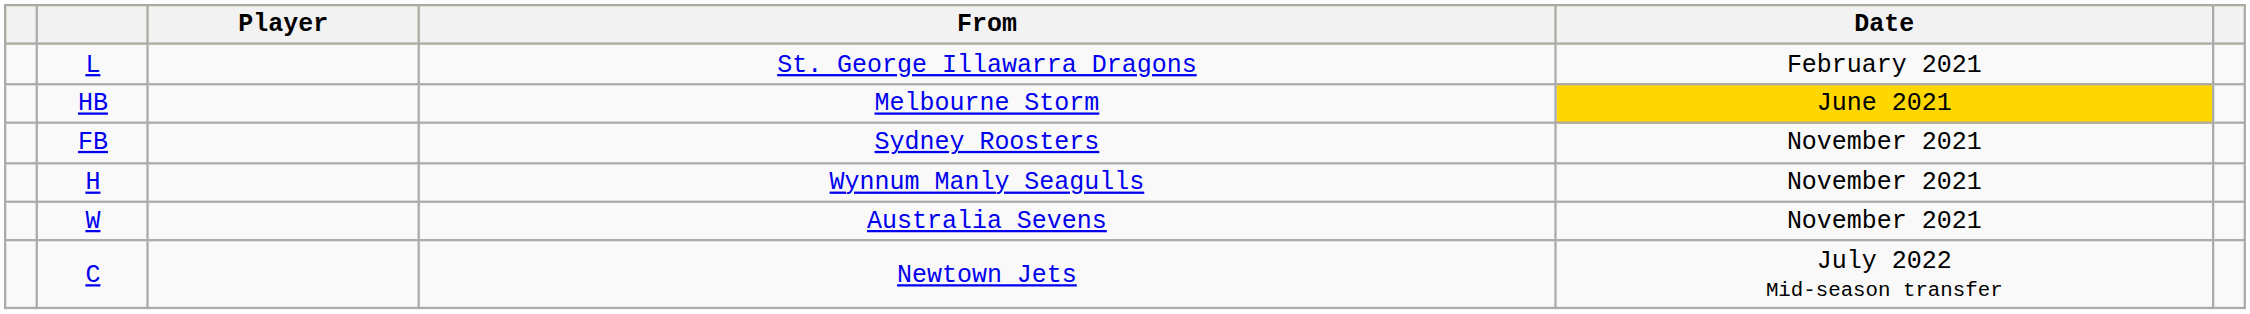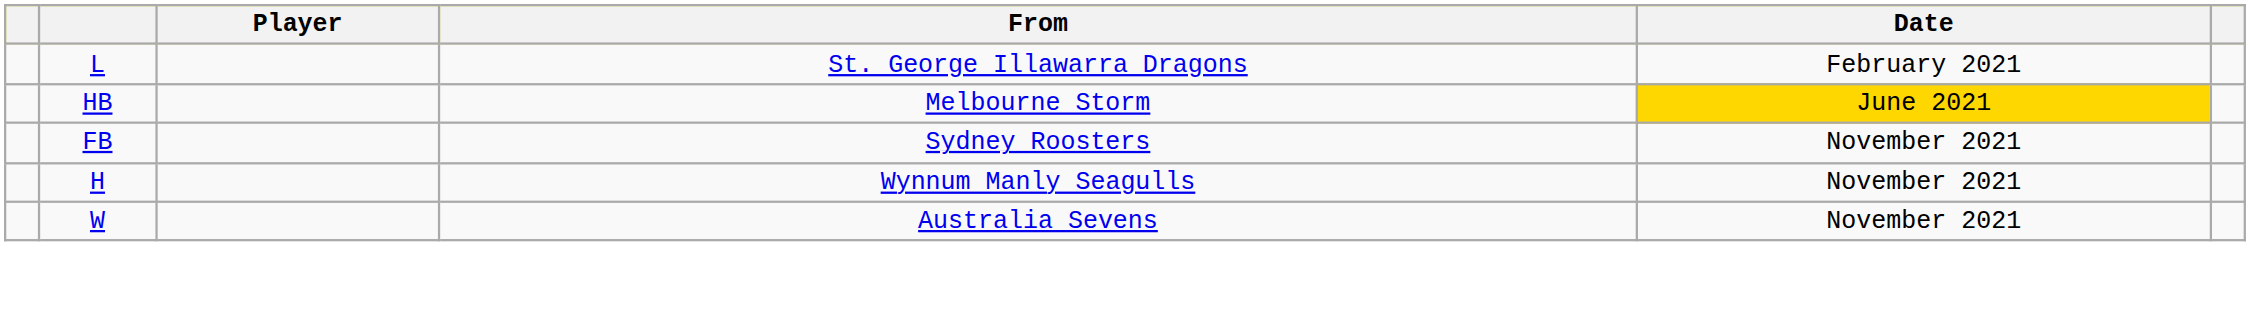- row: (987, 274)
